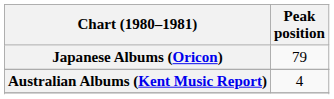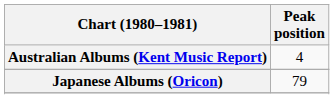rows swapped: (137, 81) <-> (137, 57)
